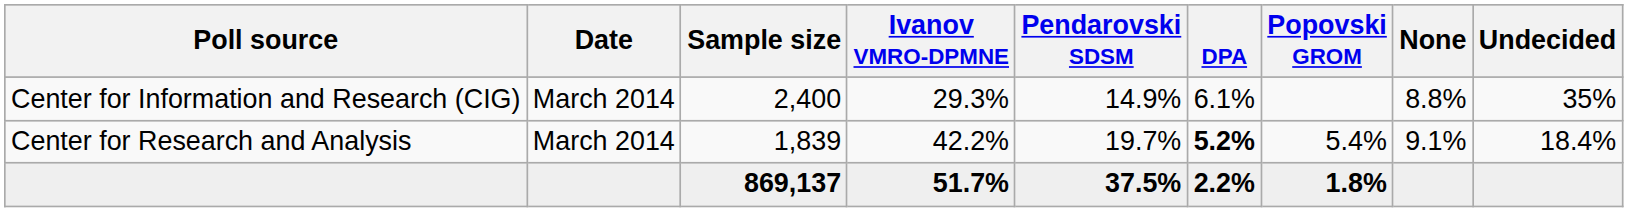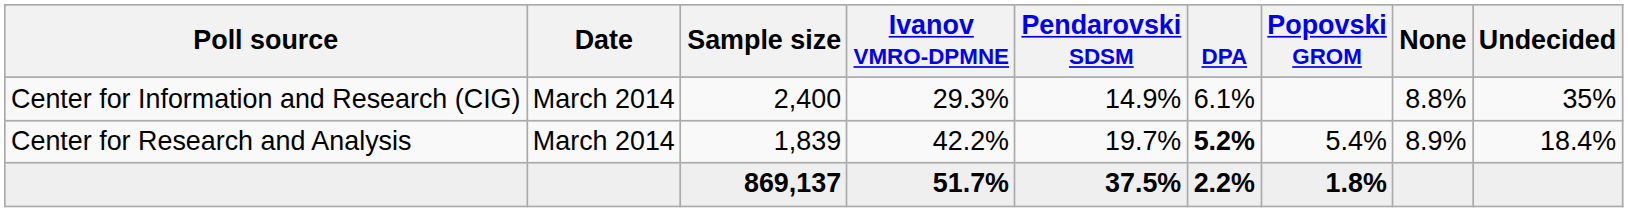(1436, 141) 9.1% -> (1436, 141) 8.9%
